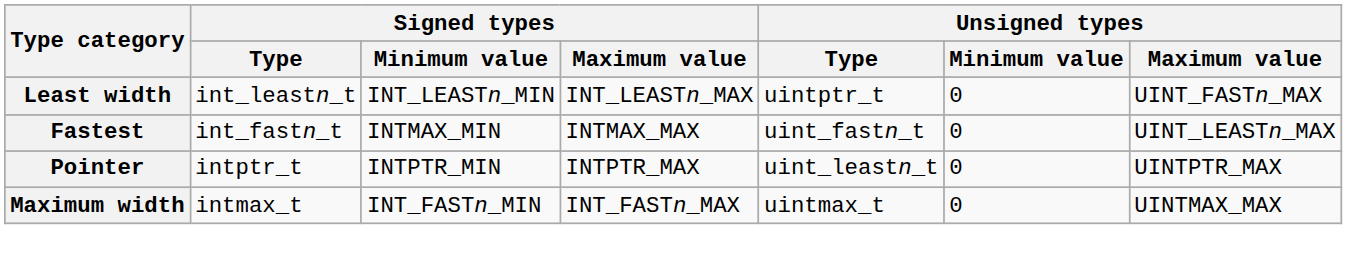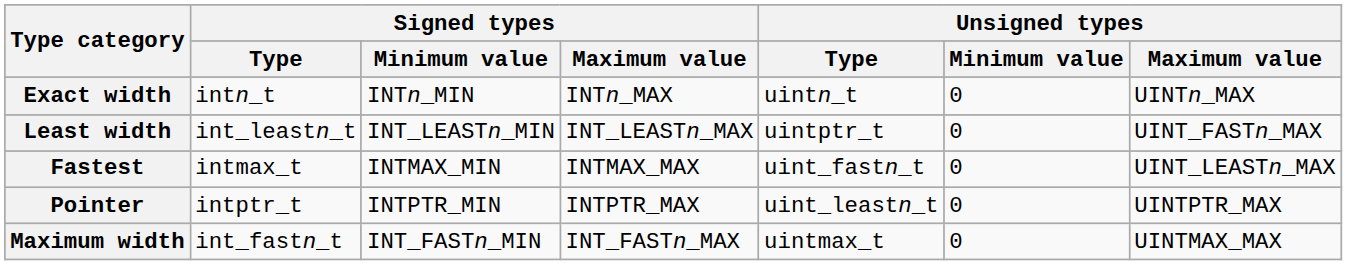+ row: (97, 96)
(269, 132) int_fastn_t -> (249, 169) intmax_t
(249, 205) intmax_t -> (269, 242) int_fastn_t
